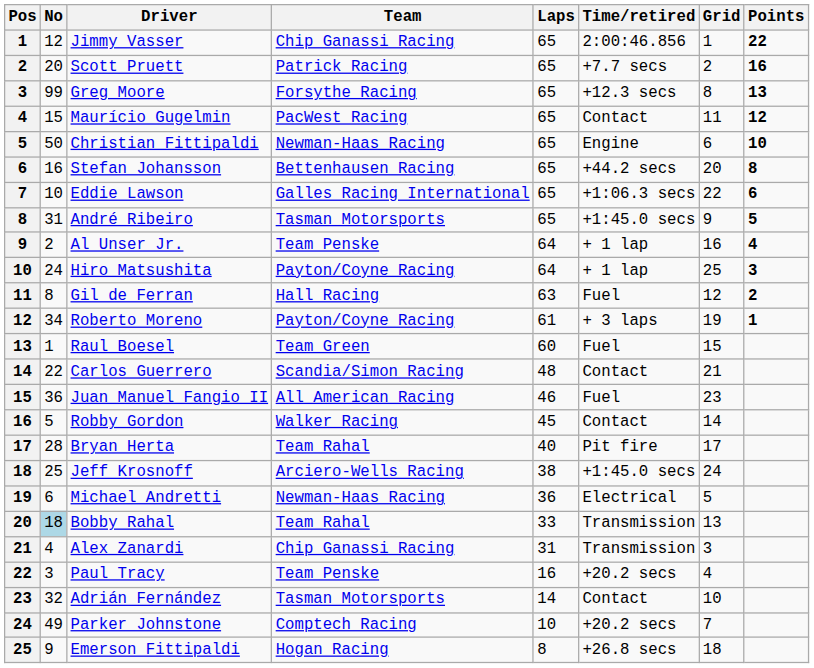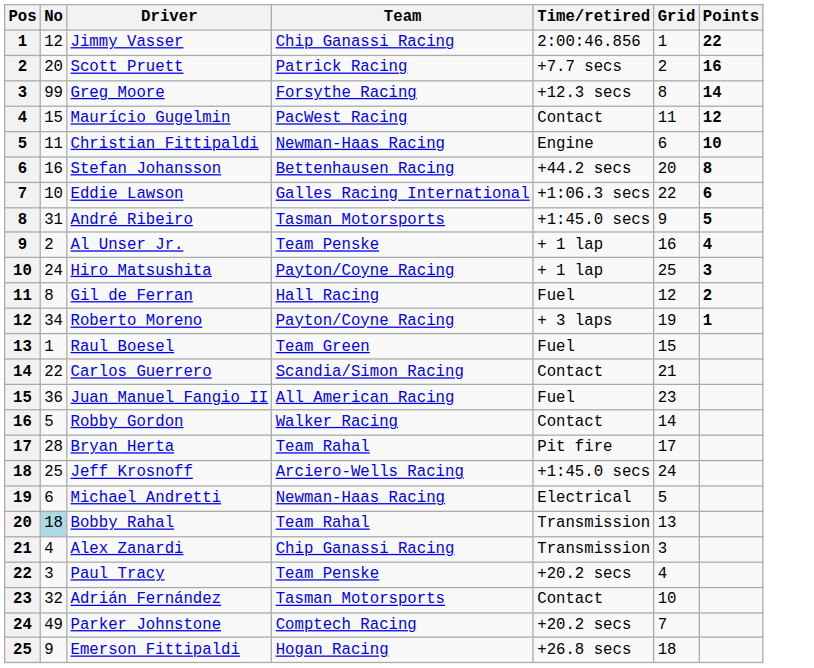- column: (556, 18)
(757, 94) 13 -> (712, 94) 14
(54, 144) 50 -> (54, 144) 11
